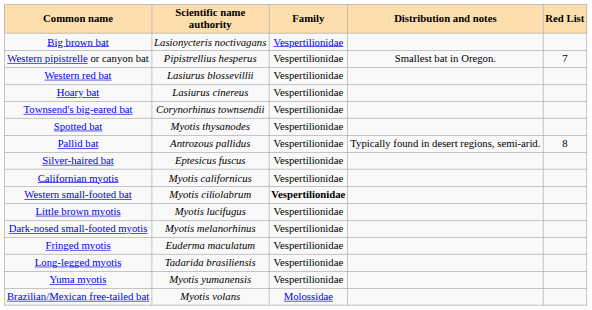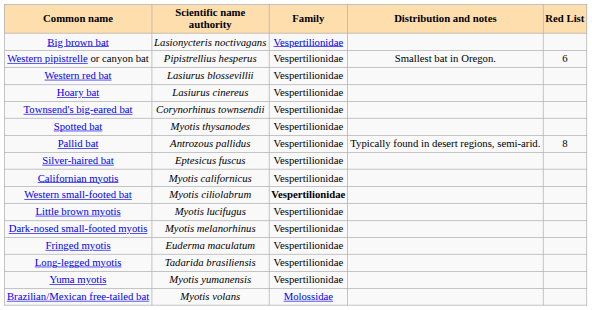(565, 59) 7 -> (565, 59) 6
